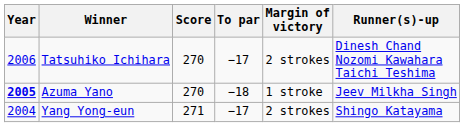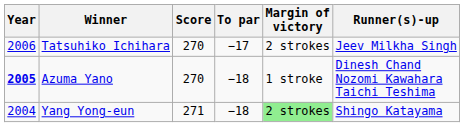(389, 60) Dinesh Chand Nozomi Kawahara Taichi Teshima -> (396, 47) Jeev Milkha Singh
(396, 93) Jeev Milkha Singh -> (389, 80) Dinesh Chand Nozomi Kawahara Taichi Teshima
(238, 112) −17 -> (238, 112) −18
(298, 112) no background -> (298, 112) lightgreen background
